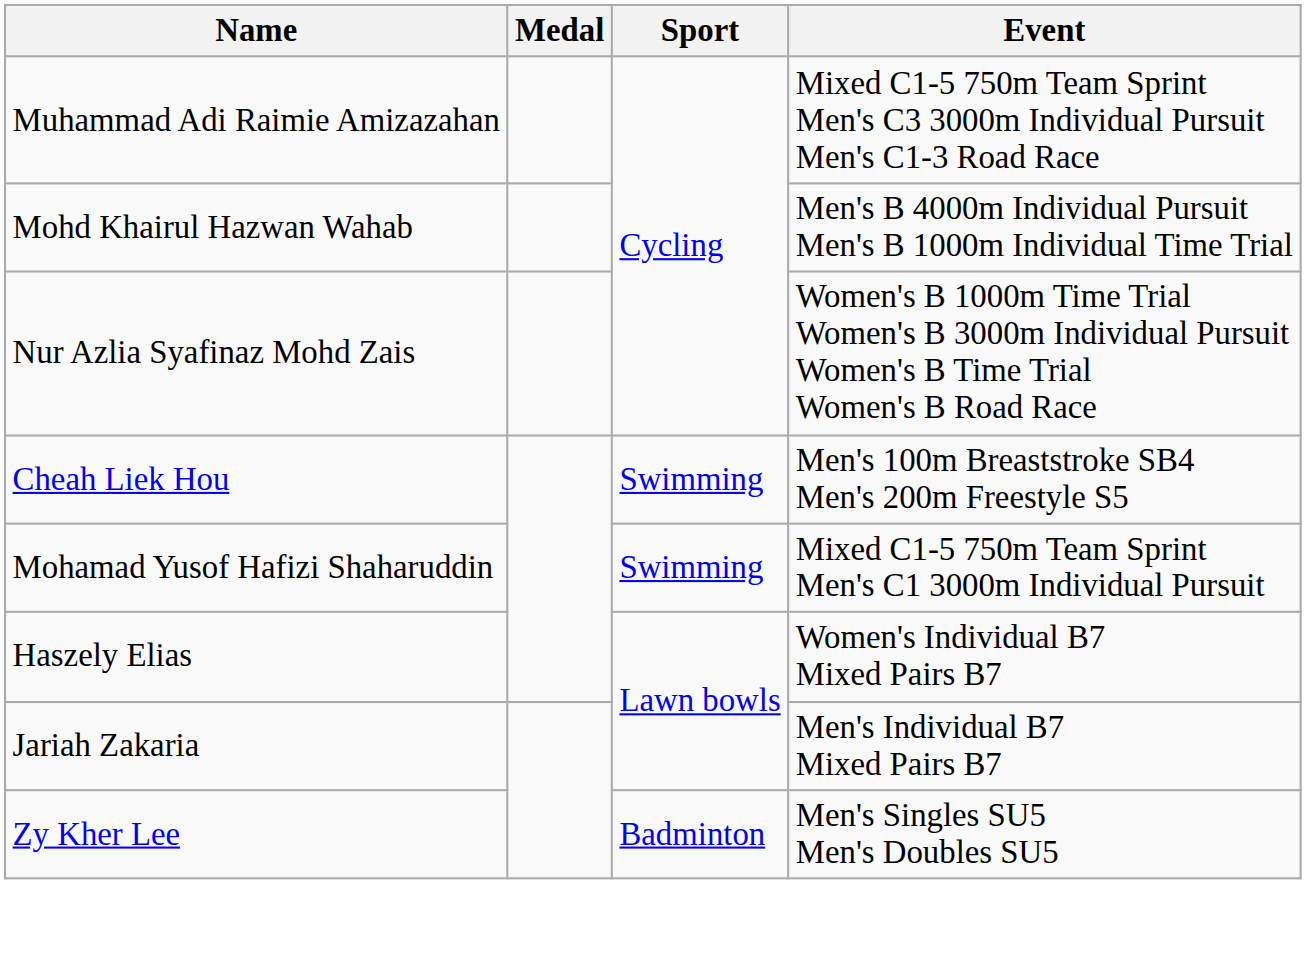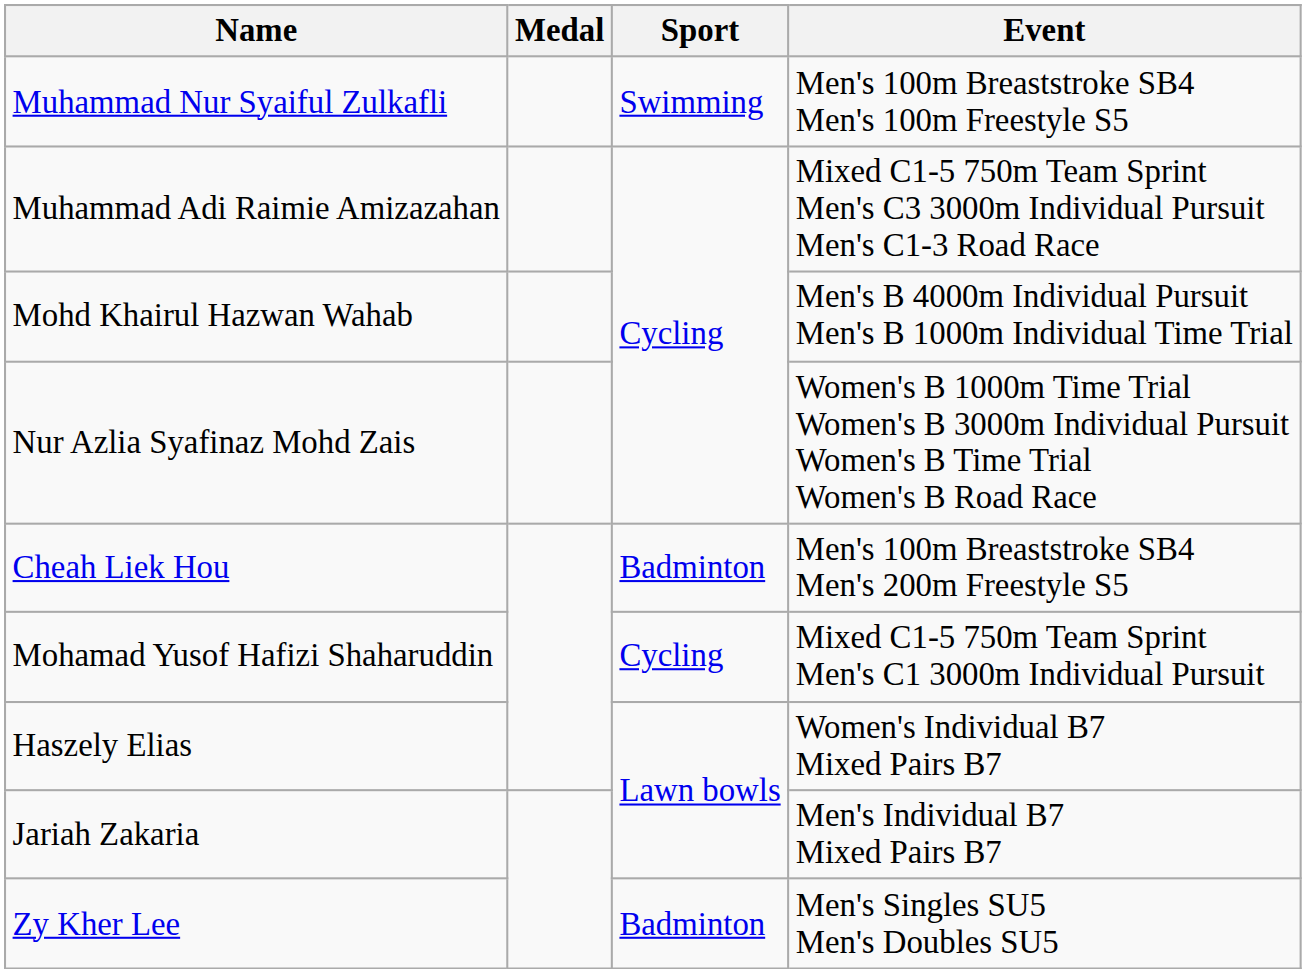+ row: (230, 100)
(691, 478) Swimming -> (692, 567) Badminton
(691, 567) Swimming -> (671, 656) Cycling
